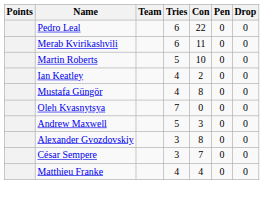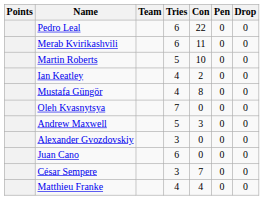(201, 139) 8 -> (201, 139) 0
+ row: (58, 155)
